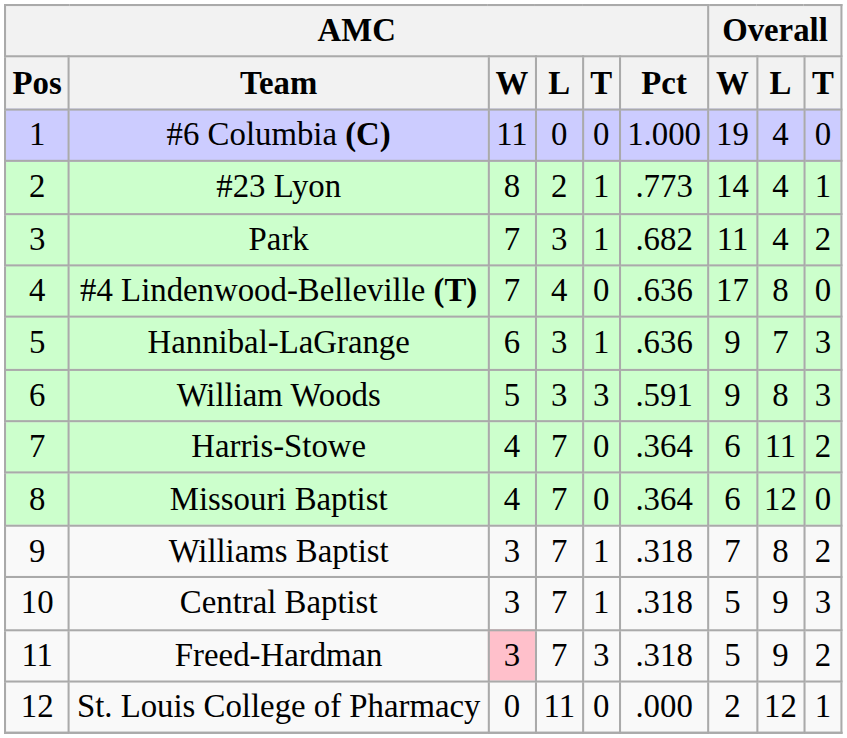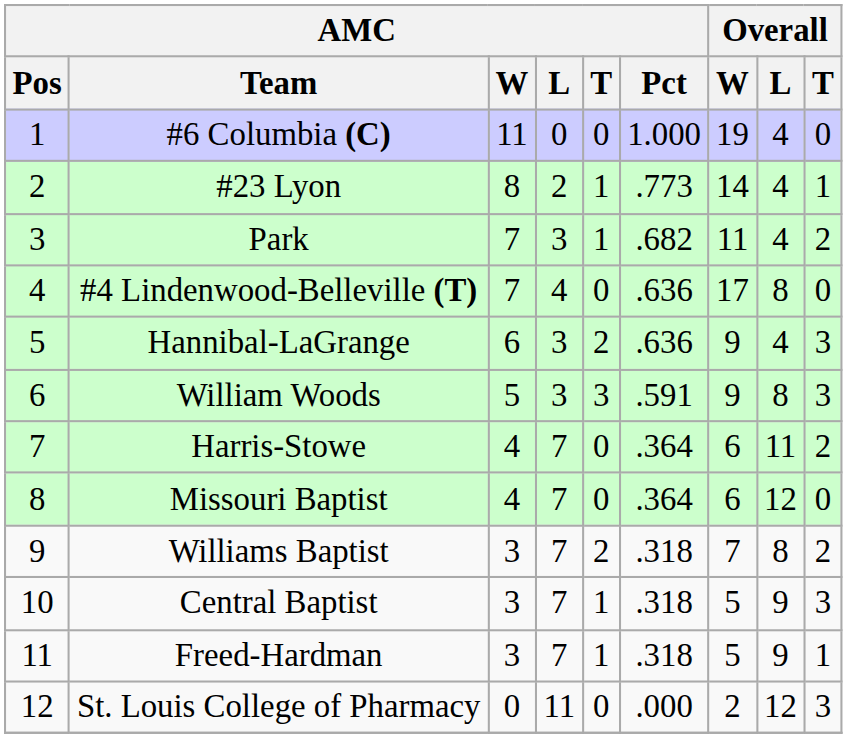(601, 342) 1 -> (601, 342) 2
(780, 342) 7 -> (780, 342) 4
(601, 550) 1 -> (601, 550) 2
(512, 654) pink background -> (512, 654) no background
(601, 654) 3 -> (601, 654) 1
(823, 654) 2 -> (823, 654) 1
(823, 706) 1 -> (823, 706) 3
